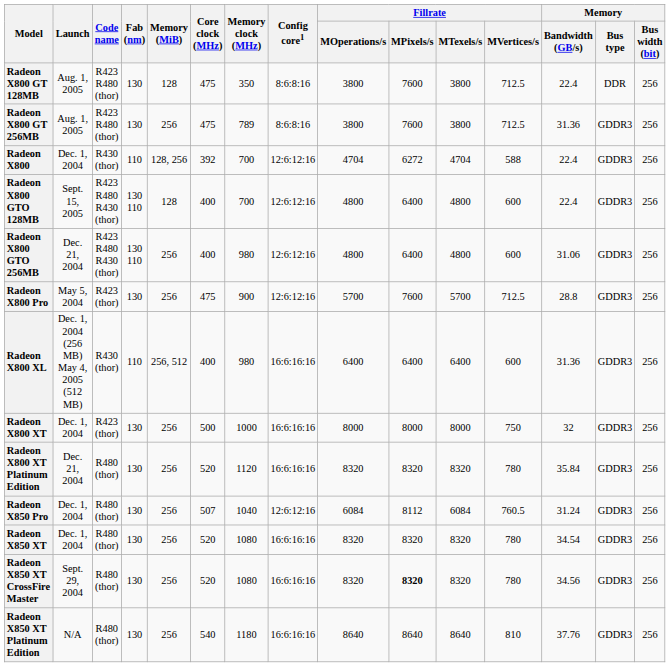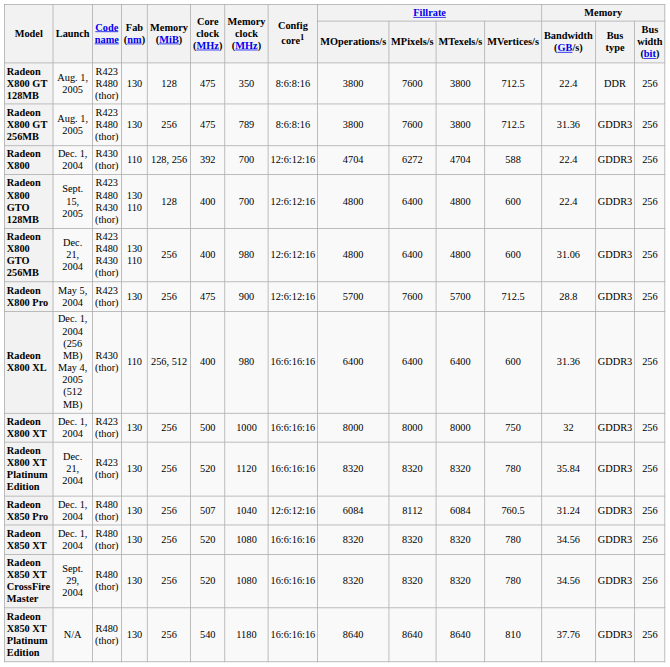(107, 468) R480 (thor) -> (107, 468) R423 (thor)
(568, 539) 34.54 -> (568, 539) 34.56
(412, 580) bold -> (412, 580) normal
